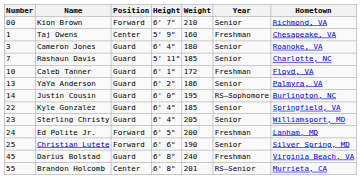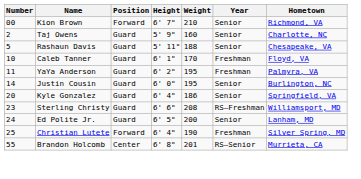(8, 35) 1 -> (8, 35) 2
(127, 35) Center -> (124, 35) Guard
(233, 35) Freshman -> (228, 35) Senior
(304, 35) Chesapeake, VA -> (298, 35) Charlotte, NC
- row: (66, 47)
(8, 59) 7 -> (8, 47) 5
(191, 59) 185 -> (191, 47) 188
(302, 59) Charlotte, NC -> (300, 47) Chesapeake, VA
(191, 72) 172 -> (191, 59) 170
(11, 84) 13 -> (11, 72) 11
(191, 84) 186 -> (191, 72) 195
(228, 84) Senior -> (233, 72) Freshman
(242, 96) RS–Sophomore -> (228, 84) Senior
(11, 108) 22 -> (11, 96) 20
(191, 108) 185 -> (191, 96) 186
(164, 120) 6' 4" -> (164, 108) 6' 6"
(191, 120) 205 -> (191, 108) 208
(228, 120) Senior -> (240, 108) RS–Freshman
(129, 132) Forward -> (124, 120) Guard
(233, 132) Freshman -> (228, 120) Senior
(164, 145) 6' 6" -> (164, 132) 6' 4"
(228, 145) Senior -> (233, 132) Freshman
- row: (69, 157)
